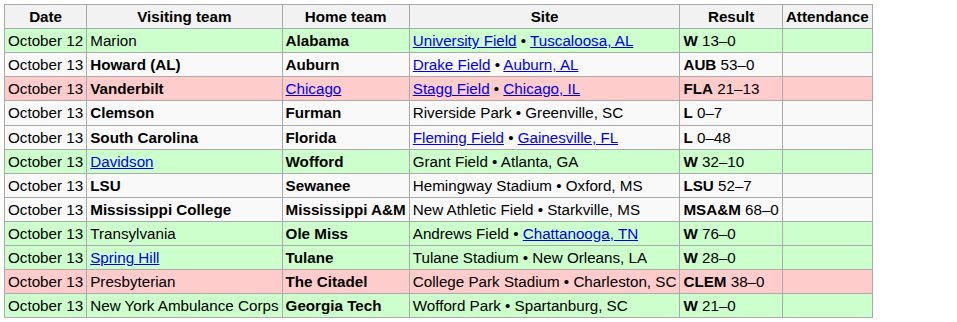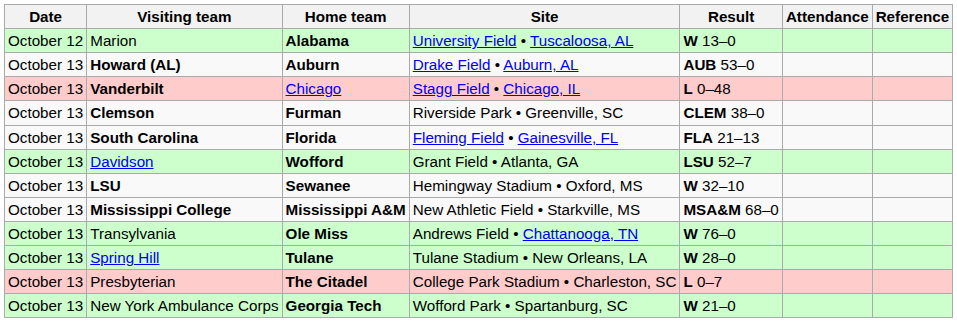+ column: (912, 17)
(721, 89) FLA 21–13 -> (707, 89) L 0–48
(703, 113) L 0–7 -> (724, 113) CLEM 38–0
(707, 137) L 0–48 -> (721, 137) FLA 21–13
(714, 161) W 32–10 -> (718, 161) LSU 52–7
(718, 185) LSU 52–7 -> (714, 185) W 32–10
(724, 281) CLEM 38–0 -> (703, 281) L 0–7
